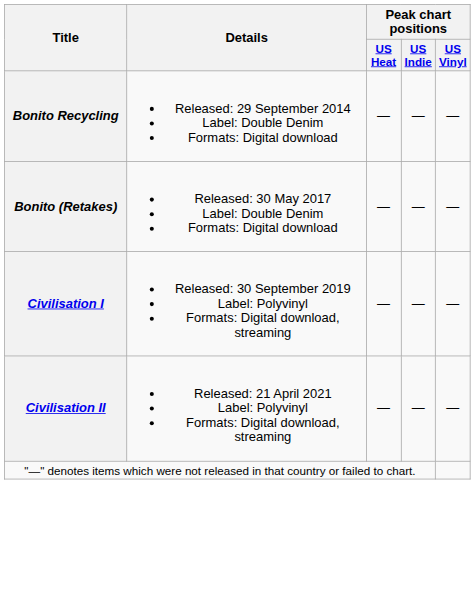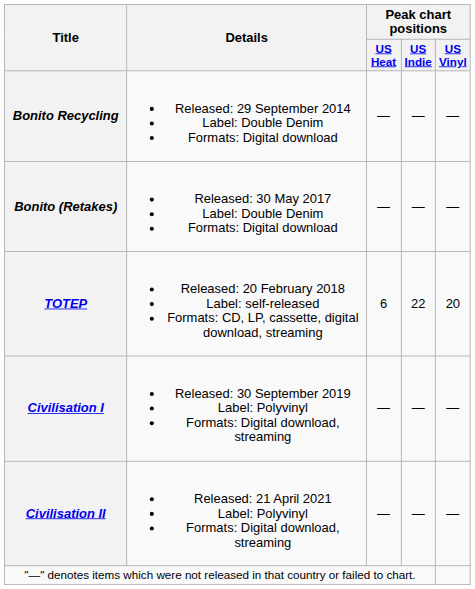+ row: (66, 303)
